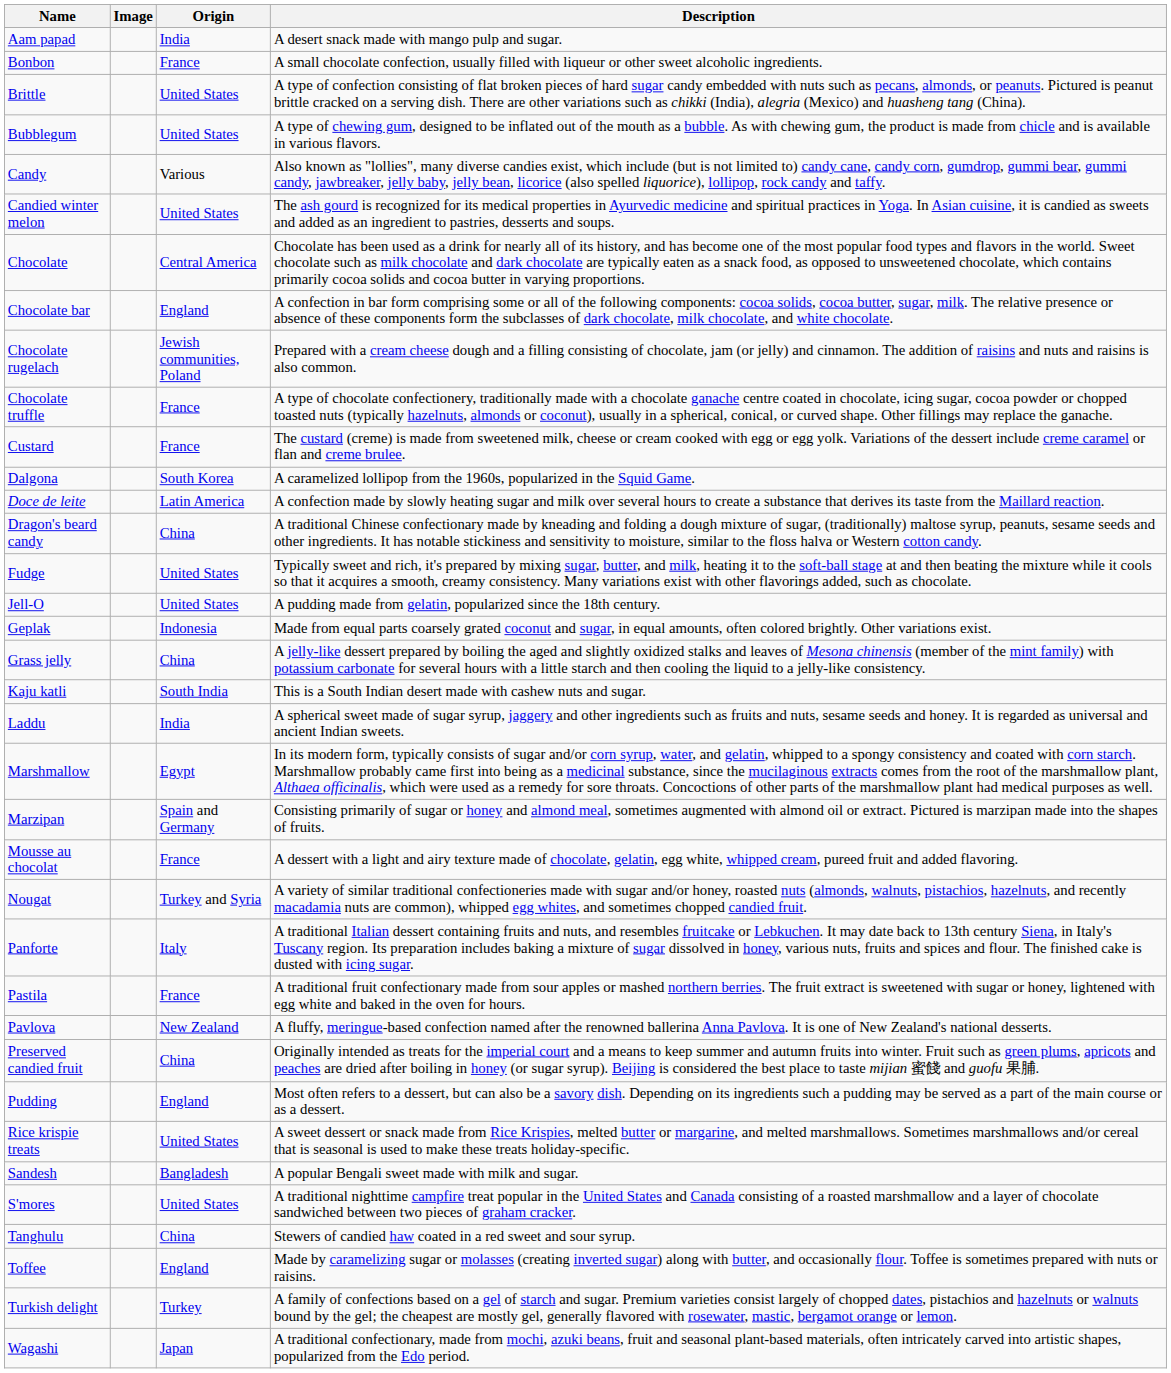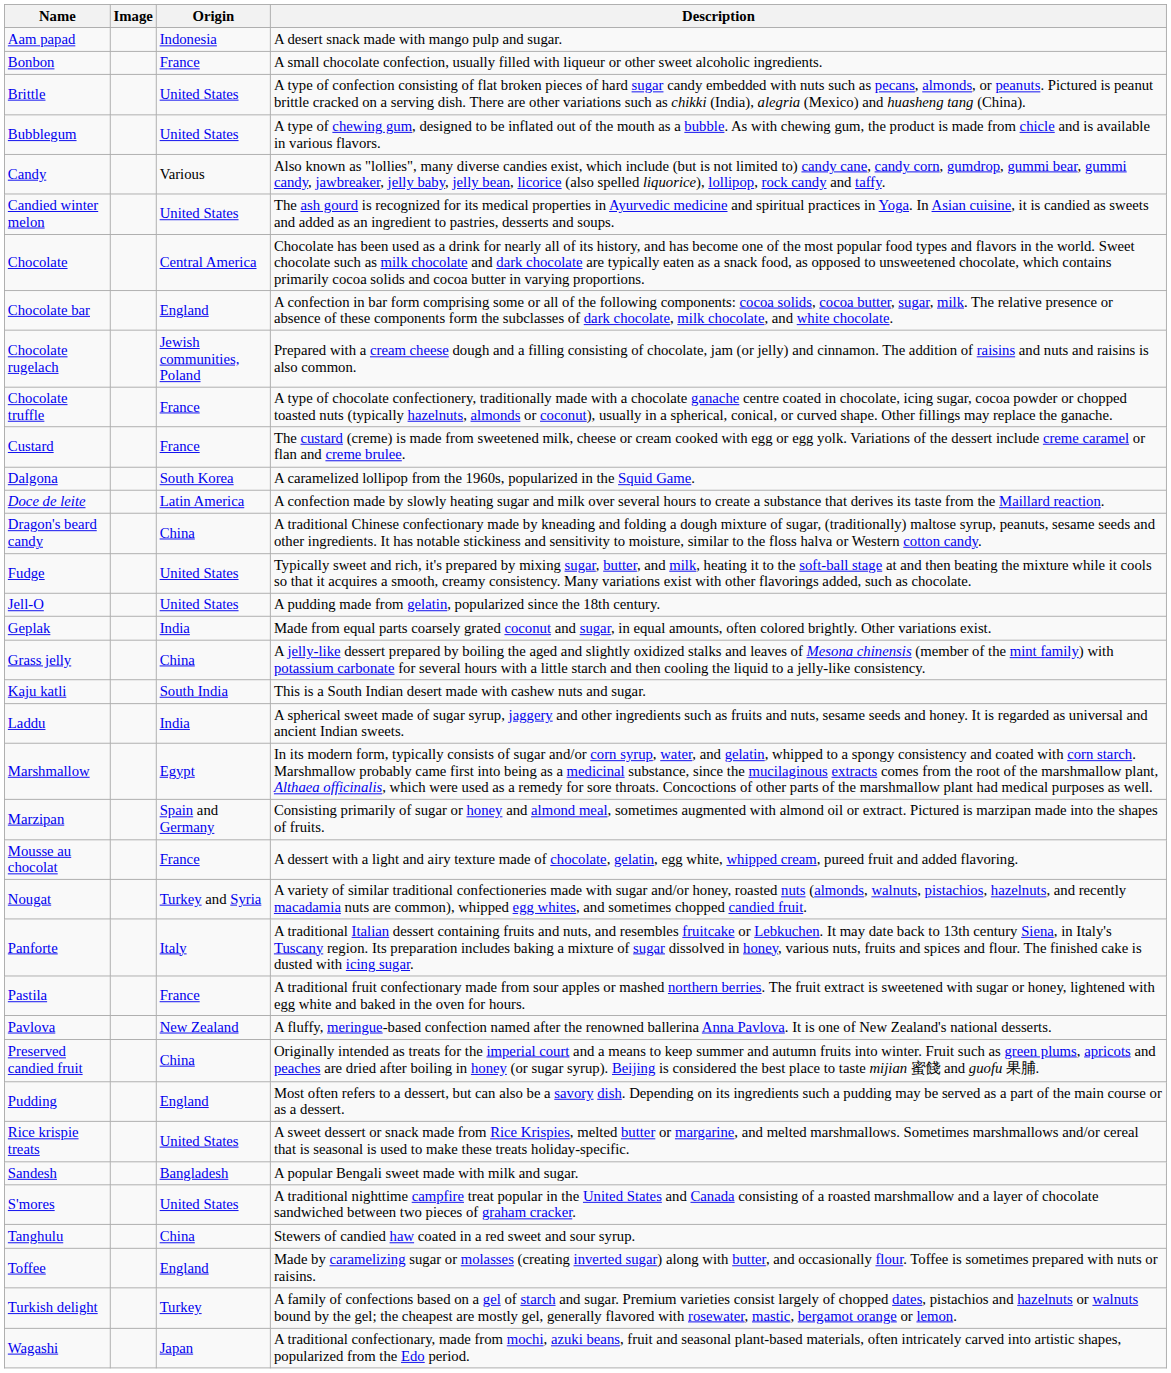(175, 39) India -> (188, 39) Indonesia
(188, 628) Indonesia -> (175, 628) India
